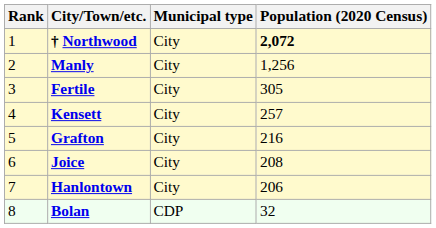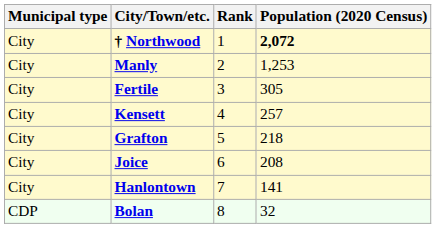columns swapped: (26, 16) <-> (203, 16)
(277, 65) 1,256 -> (277, 65) 1,253
(271, 138) 216 -> (271, 138) 218
(271, 187) 206 -> (271, 187) 141
